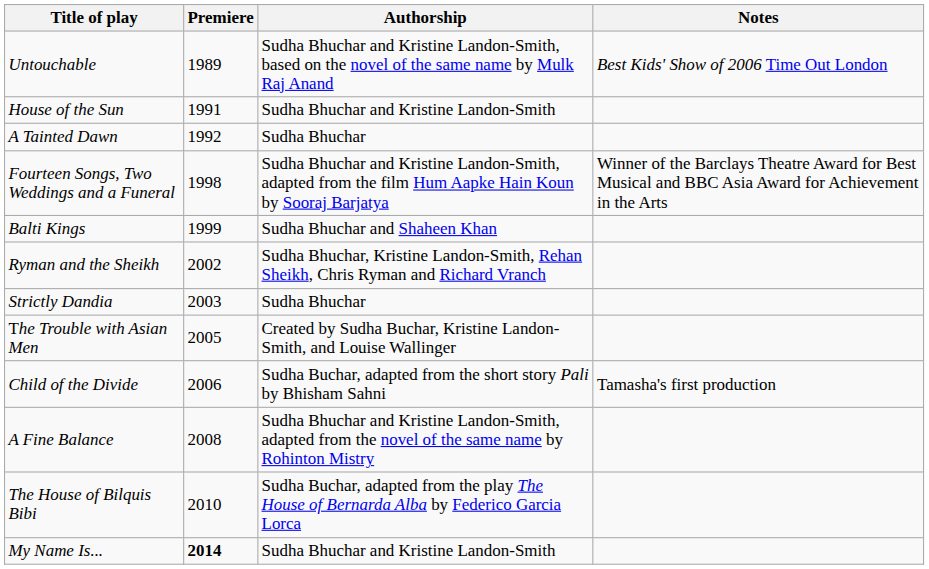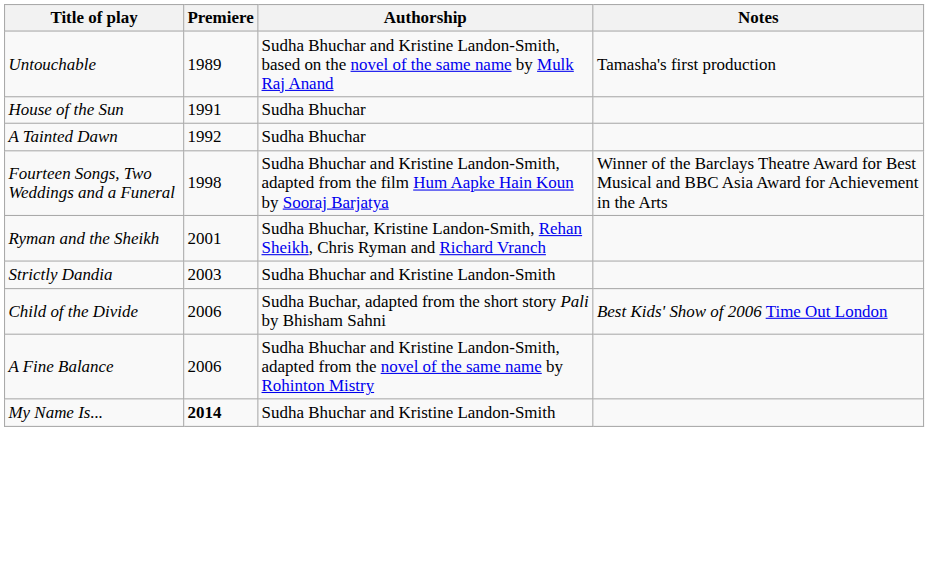(742, 63) Best Kids' Show of 2006 Time Out London -> (686, 63) Tamasha's first production
(408, 109) Sudha Bhuchar and Kristine Landon-Smith -> (314, 109) Sudha Bhuchar
- row: (47, 228)
(204, 265) 2002 -> (204, 238) 2001
(314, 301) Sudha Bhuchar -> (408, 274) Sudha Bhuchar and Kristine Landon-Smith
- row: (88, 338)
(686, 384) Tamasha's first production -> (742, 311) Best Kids' Show of 2006 Time Out London
(204, 439) 2008 -> (204, 366) 2006
- row: (80, 504)
